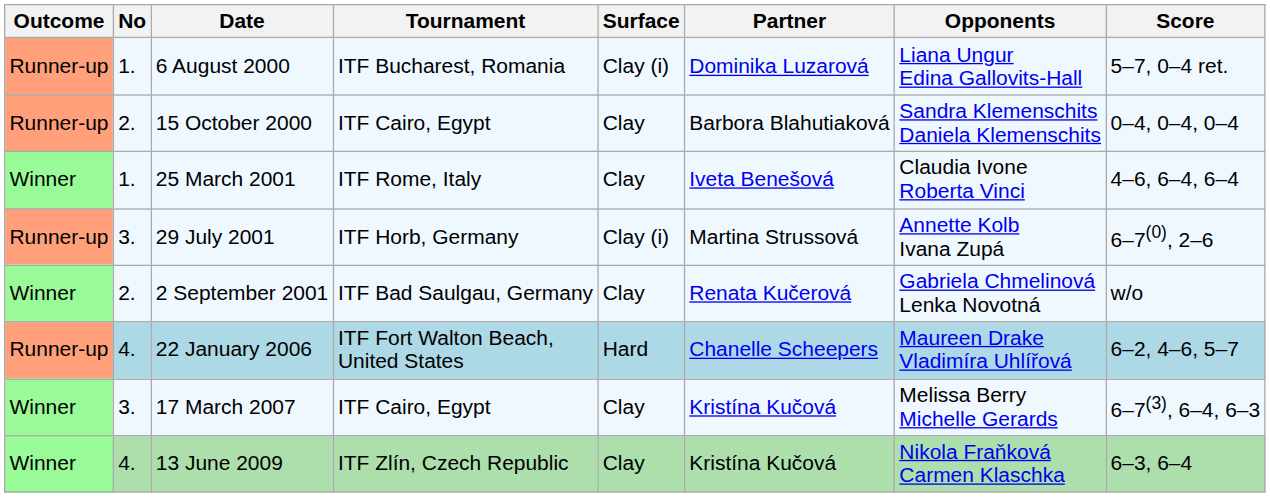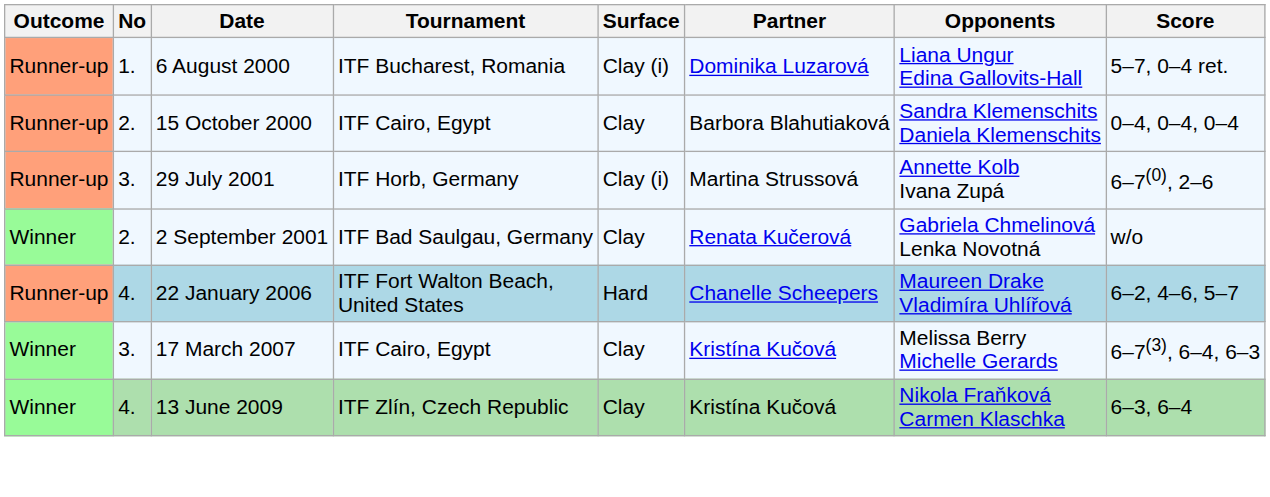- row: (226, 179)
